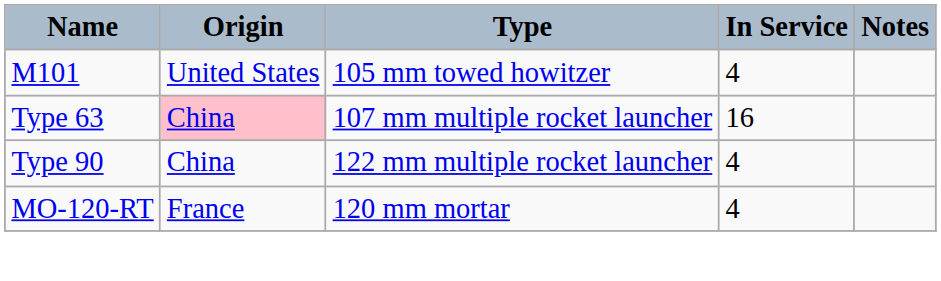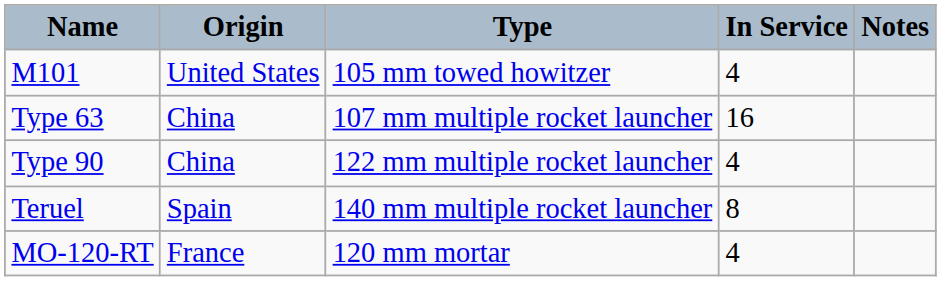(201, 117) pink background -> (201, 117) no background
+ row: (48, 207)
